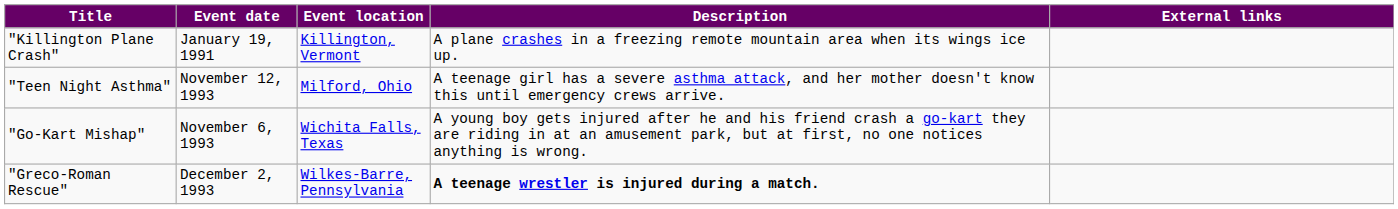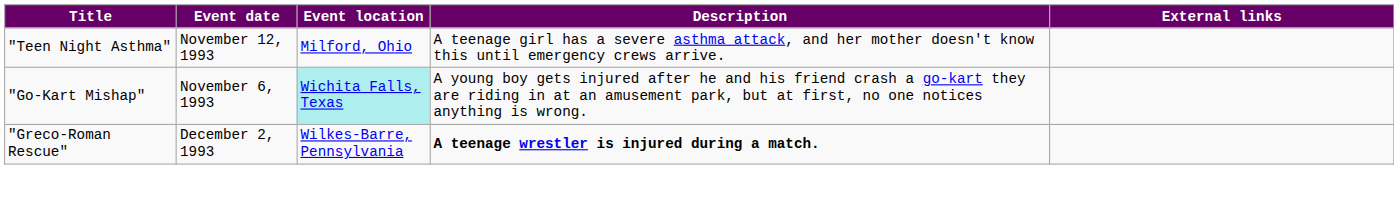- row: (81, 48)
(361, 136) no background -> (361, 96) paleturquoise background
